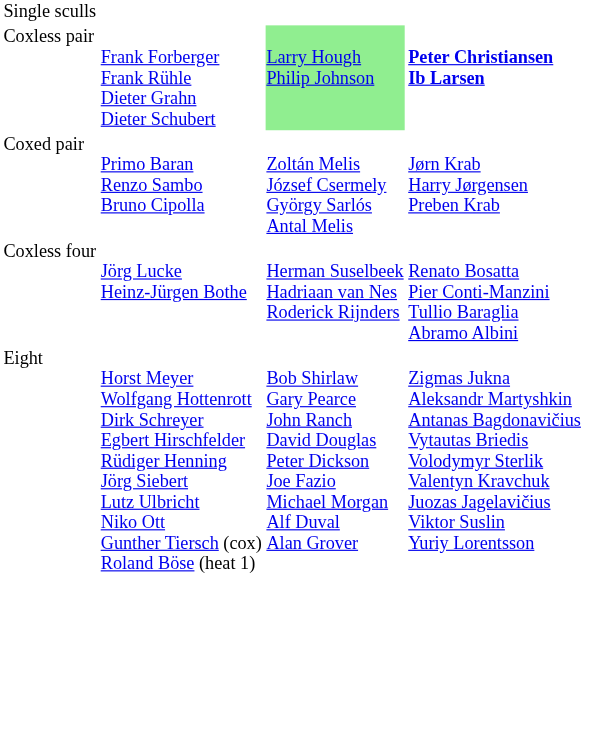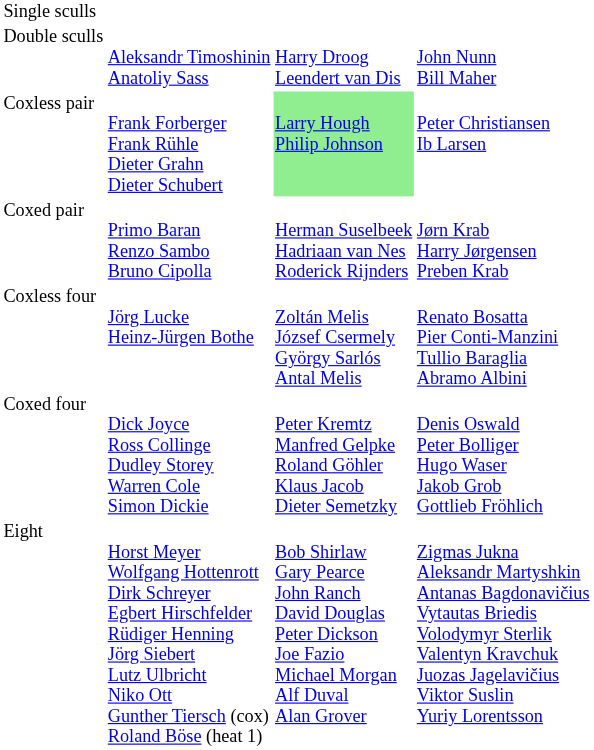+ row: (53, 36)
(481, 67) bold -> (483, 133) normal
(326, 195) Zoltán Melis József Csermely György Sarlós Antal Melis -> (344, 251) Herman Suselbeek Hadriaan van Nes Roderick Rijnders
(335, 292) Herman Suselbeek Hadriaan van Nes Roderick Rijnders -> (335, 347) Zoltán Melis József Csermely György Sarlós Antal Melis
+ row: (45, 403)
